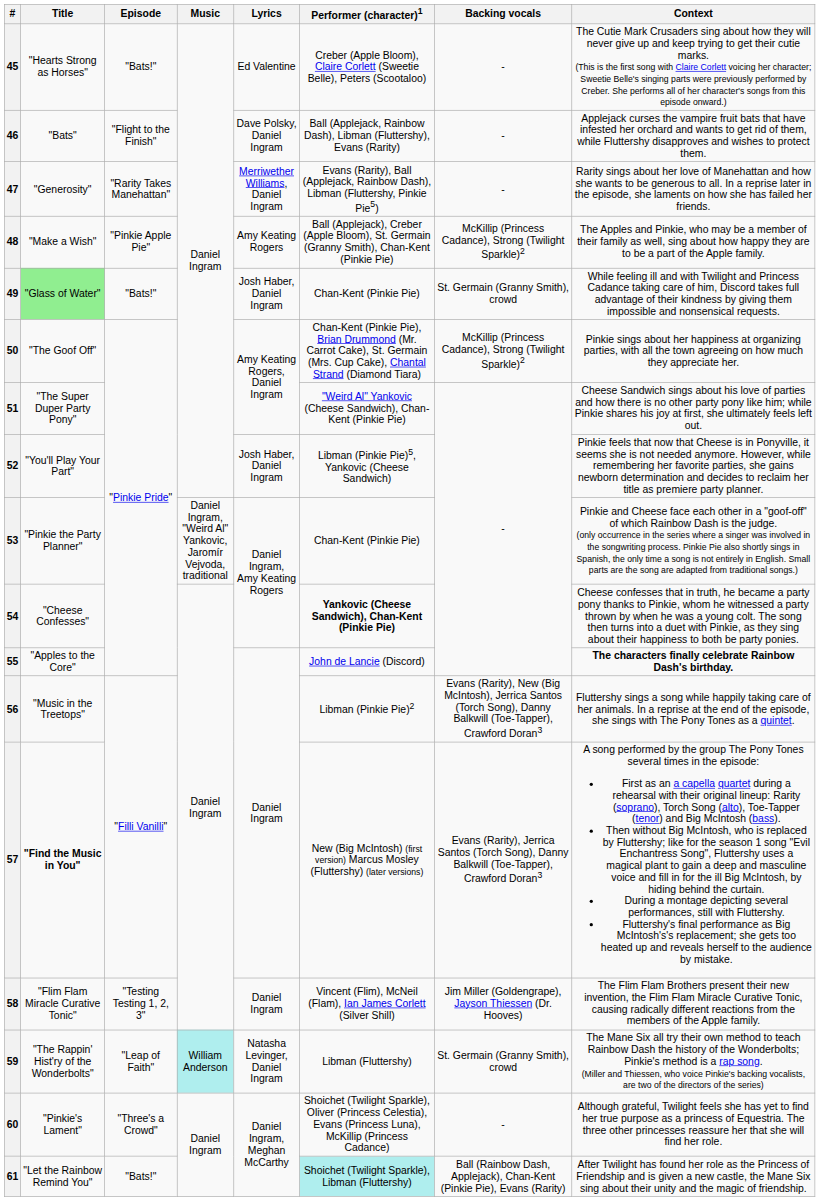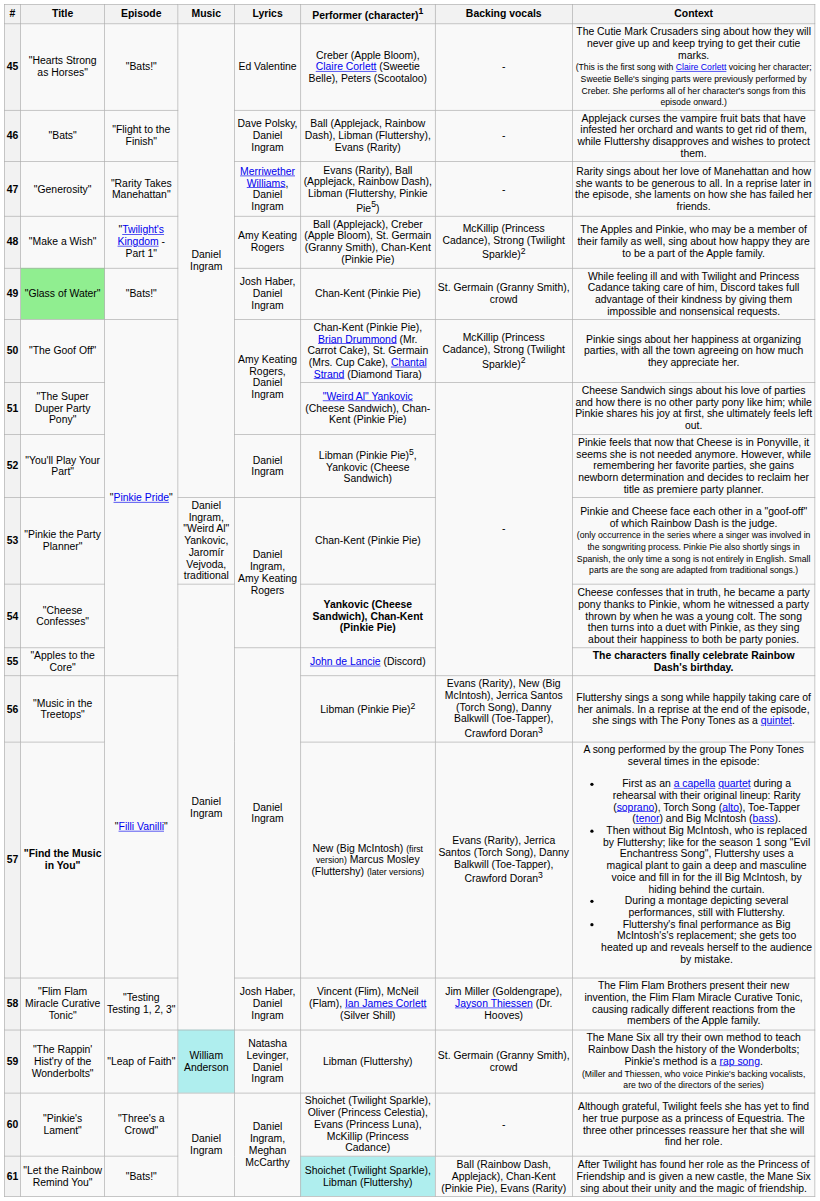(141, 242) "Pinkie Apple Pie" -> (141, 242) "Twilight's Kingdom - Part 1"
(267, 466) Josh Haber, Daniel Ingram -> (268, 466) Daniel Ingram
(267, 1004) Daniel Ingram -> (268, 1004) Josh Haber, Daniel Ingram
